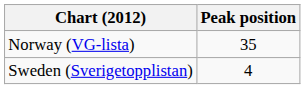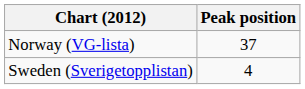(248, 44) 35 -> (248, 44) 37
